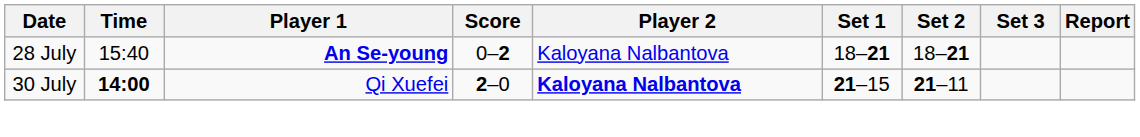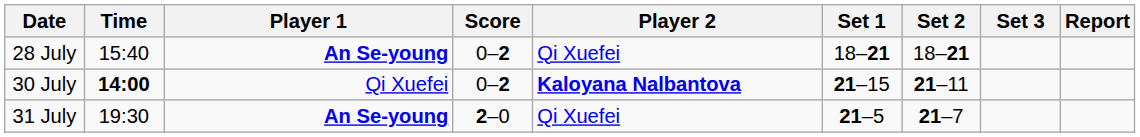(633, 53) Kaloyana Nalbantova -> (579, 53) Qi Xuefei
(493, 85) 2–0 -> (493, 85) 0–2
+ row: (44, 117)
